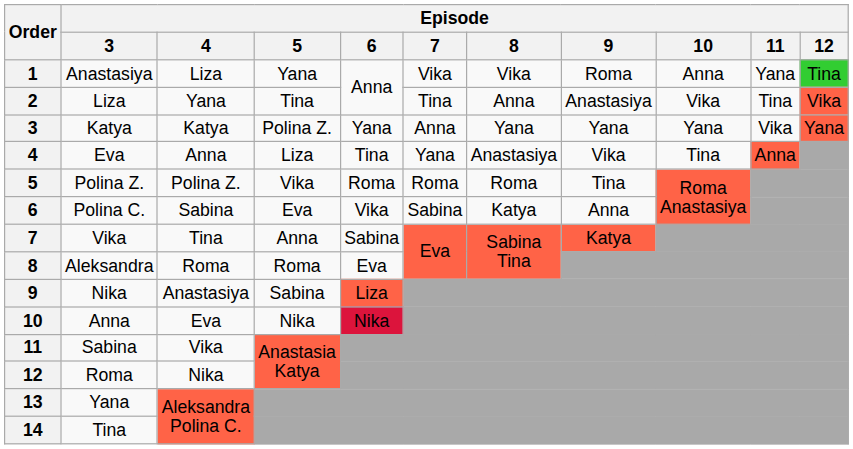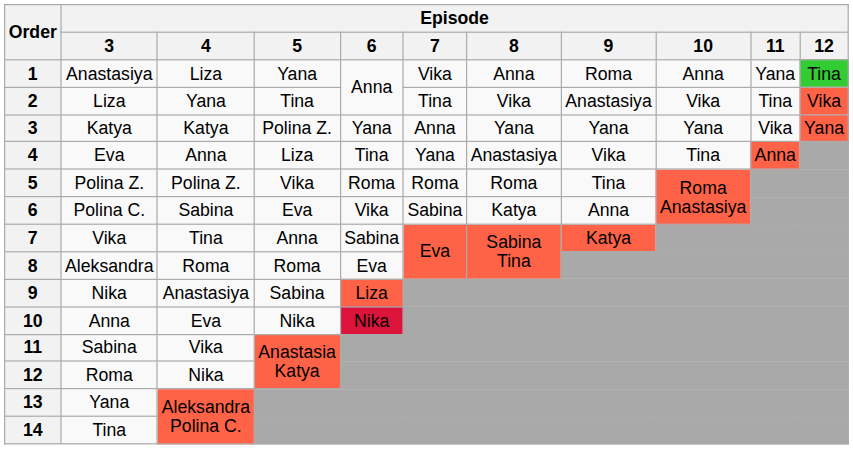(514, 73) Vika -> (514, 73) Anna
(514, 100) Anna -> (514, 100) Vika
